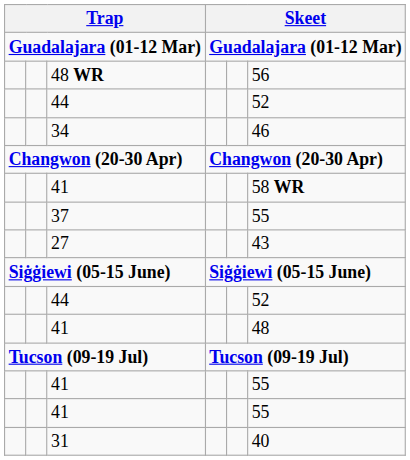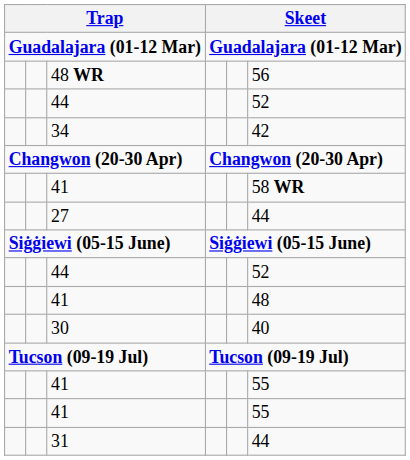(261, 131) 46 -> (261, 131) 42
- row: (15, 216)
(261, 243) 43 -> (261, 215) 44
+ row: (15, 328)
(261, 441) 40 -> (261, 441) 44
